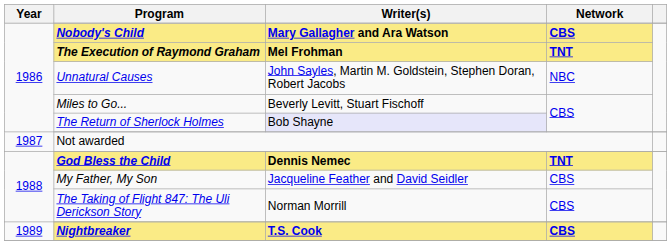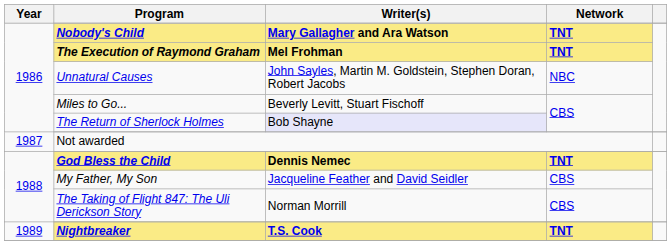(562, 33) CBS -> (561, 33) TNT
(562, 231) CBS -> (561, 231) TNT
